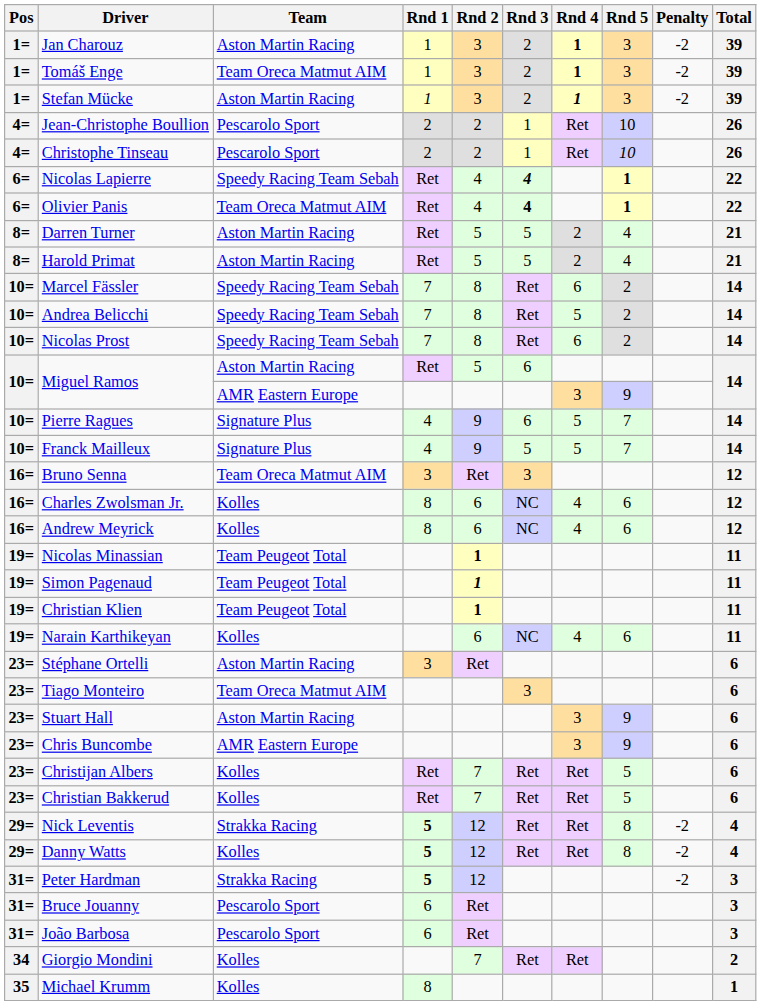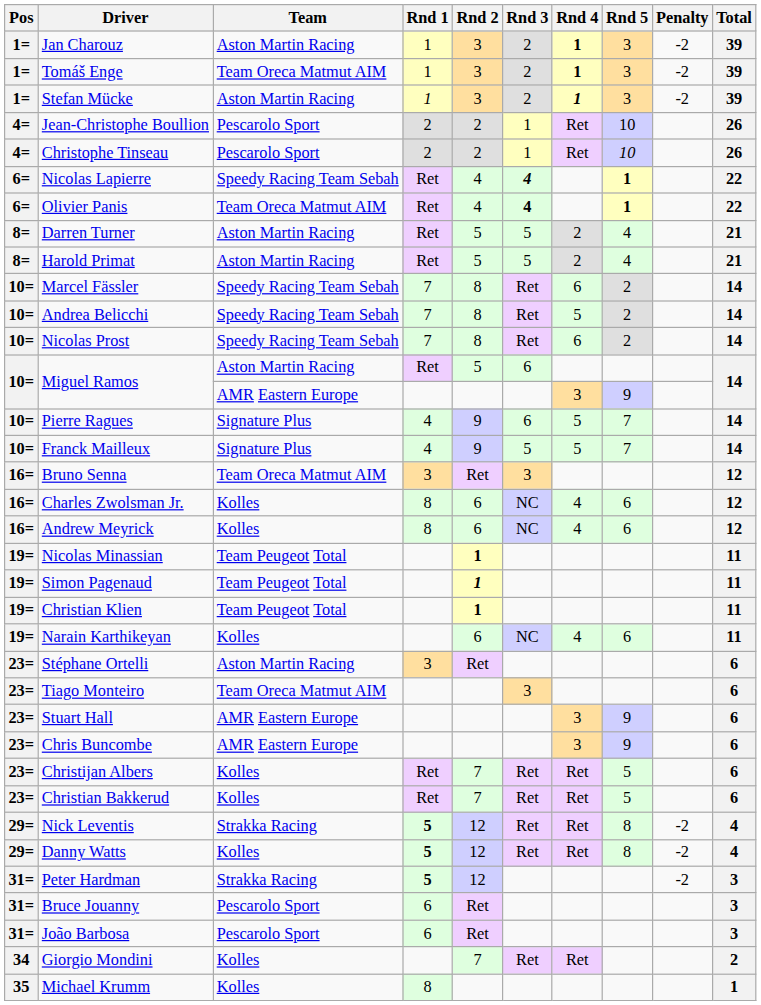(286, 717) Aston Martin Racing -> (287, 717) AMR Eastern Europe
